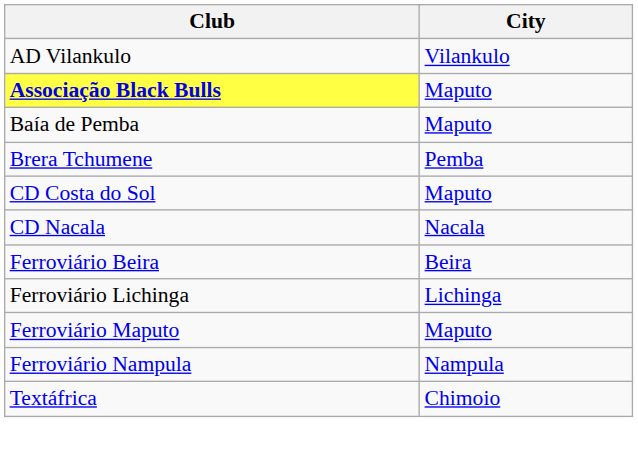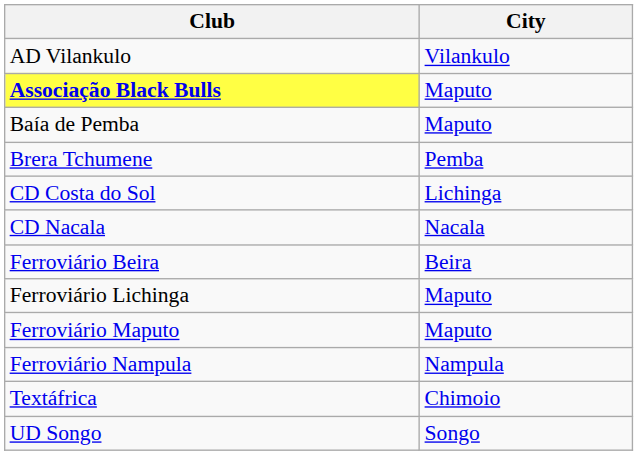(458, 192) Maputo -> (463, 192) Lichinga
(463, 295) Lichinga -> (458, 295) Maputo
+ row: (56, 432)
